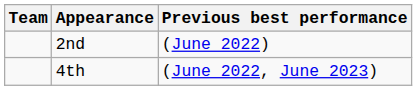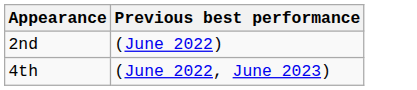- column: (28, 18)
